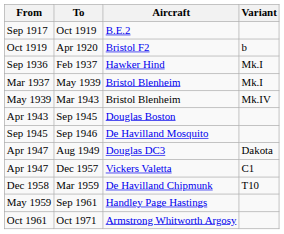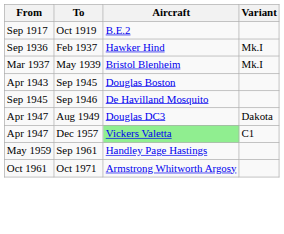- row: (77, 47)
- row: (78, 99)
(139, 168) no background -> (139, 133) lightgreen background
- row: (78, 185)
